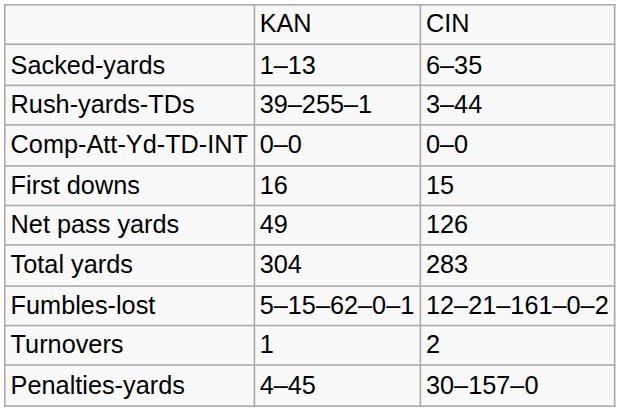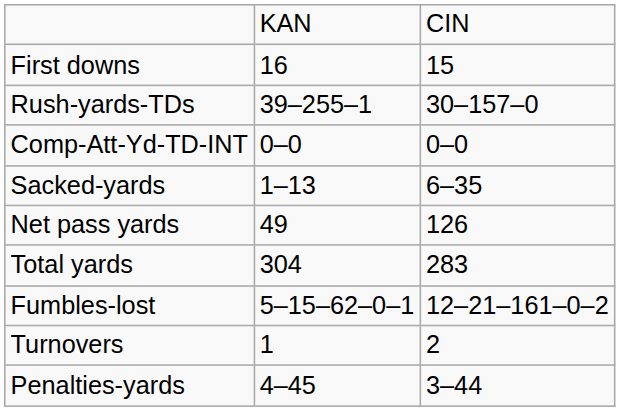rows swapped: (75, 184) <-> (88, 64)
(454, 104) 3–44 -> (482, 104) 30–157–0
(482, 385) 30–157–0 -> (454, 385) 3–44
